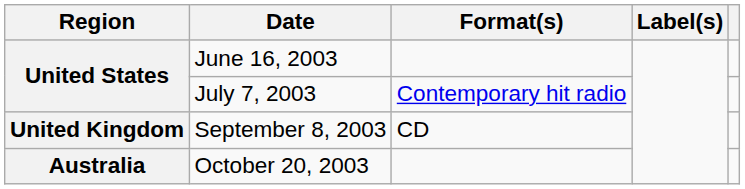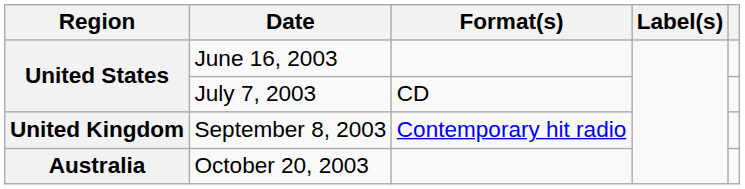(512, 93) Contemporary hit radio -> (413, 93) CD
(413, 129) CD -> (512, 129) Contemporary hit radio
